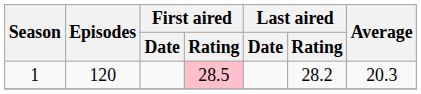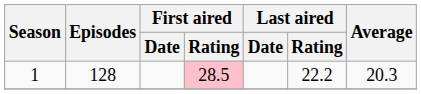(103, 74) 120 -> (103, 74) 128
(317, 74) 28.2 -> (317, 74) 22.2
